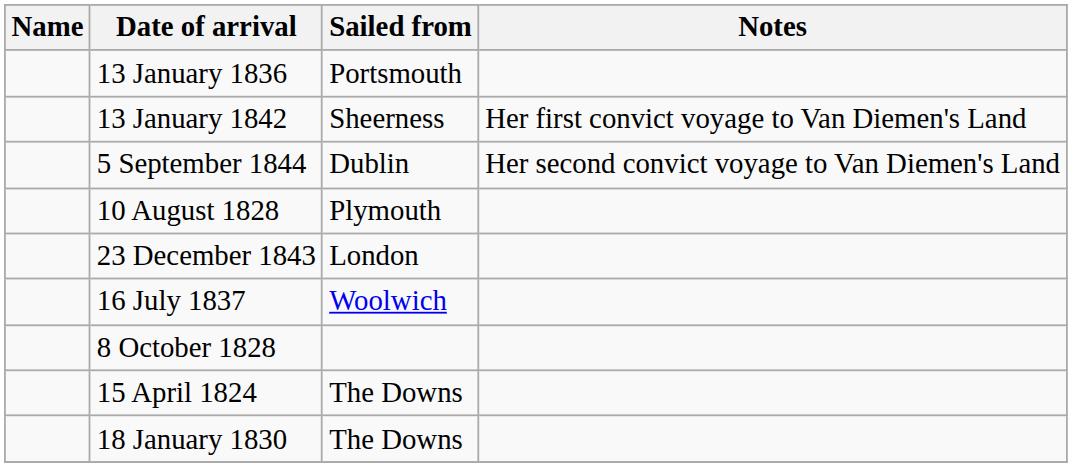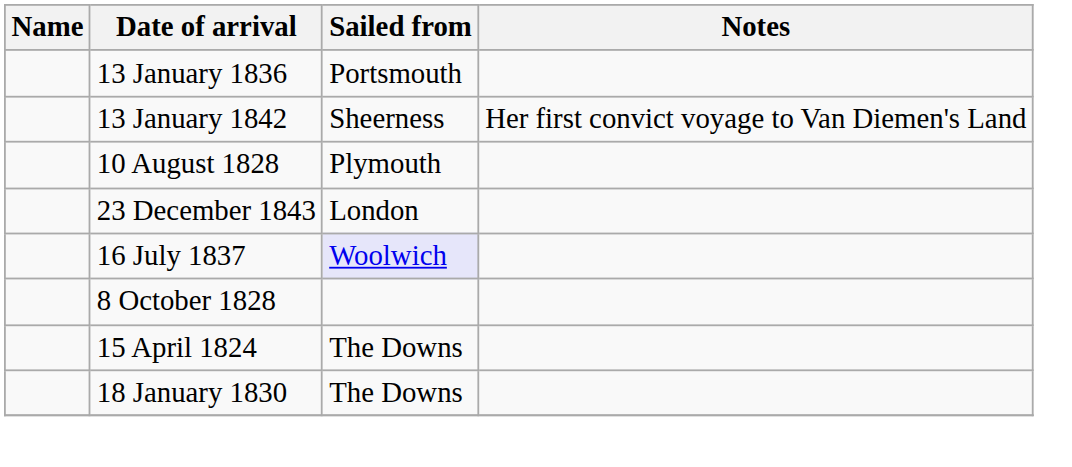- row: (202, 164)
(388, 301) no background -> (388, 255) lavender background
